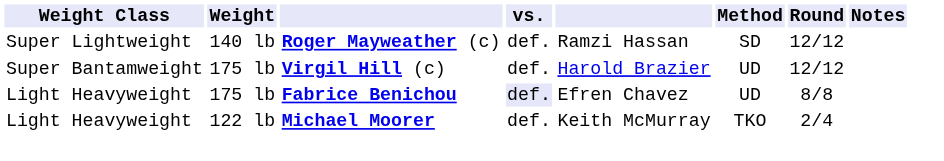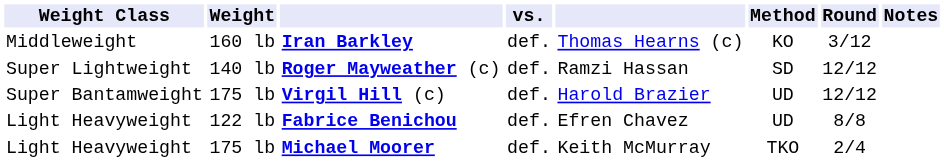+ row: (347, 42)
(242, 95) 175 lb -> (242, 121) 122 lb
(529, 95) lavender background -> (529, 121) no background
(242, 121) 122 lb -> (242, 148) 175 lb
